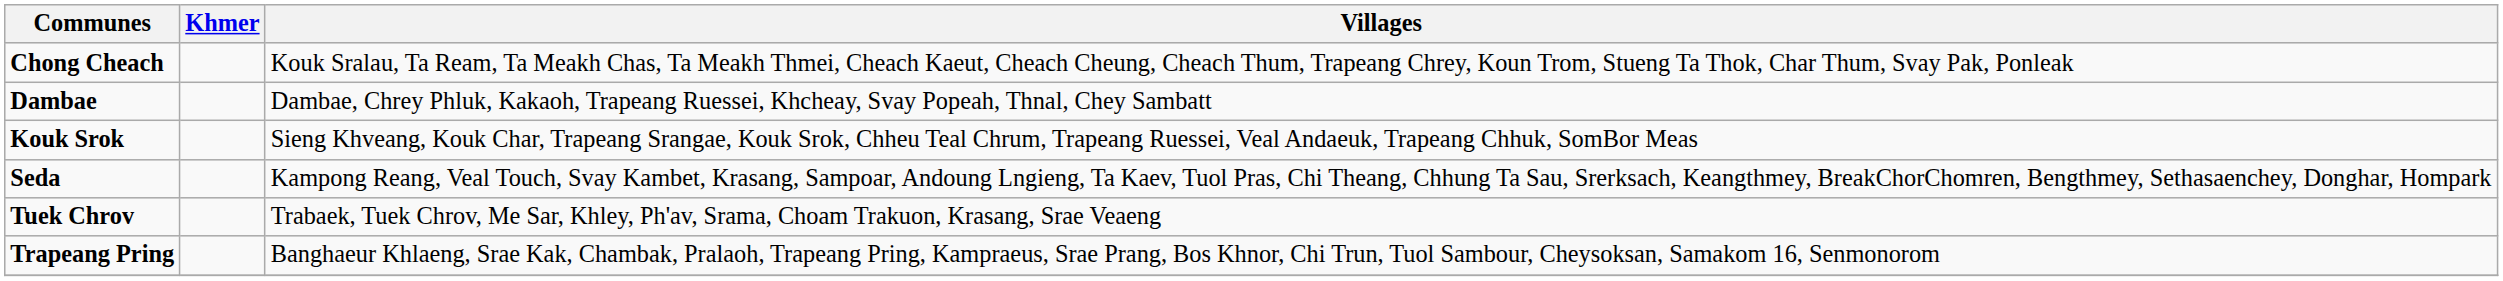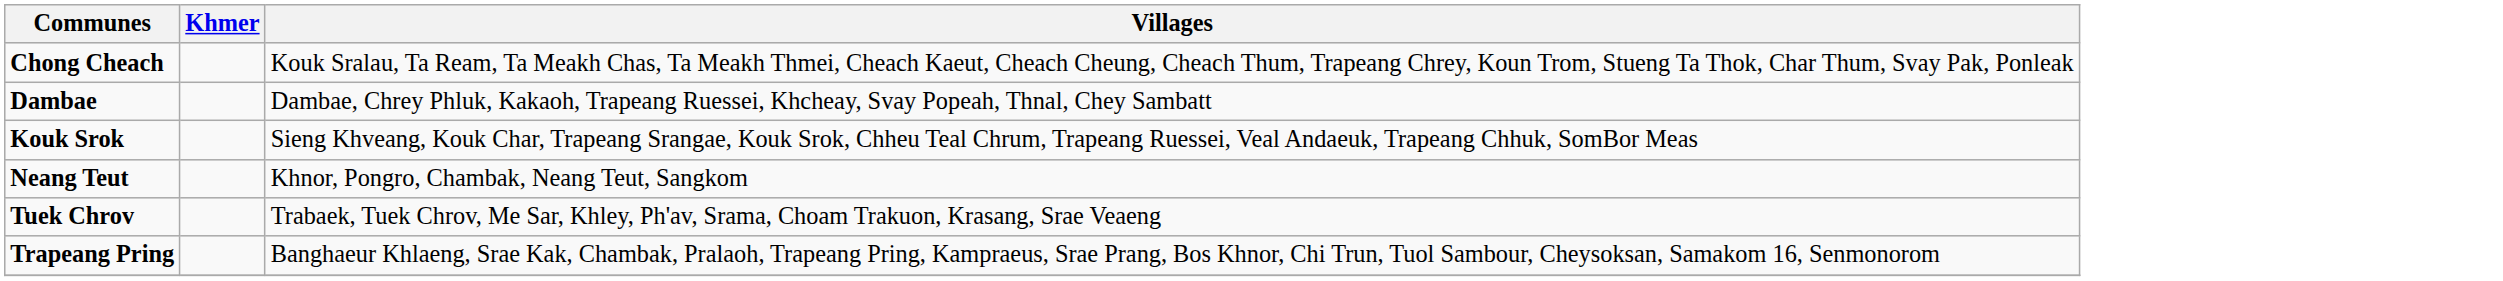+ row: (69, 178)
- row: (35, 178)
